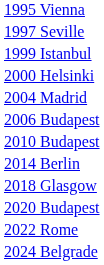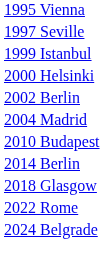+ row: (42, 98)
- row: (52, 120)
- row: (52, 208)
